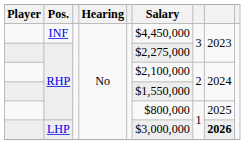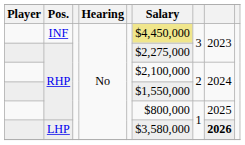(163, 33) no background -> (163, 33) khaki background
(163, 129) $3,000,000 -> (163, 129) $3,580,000
